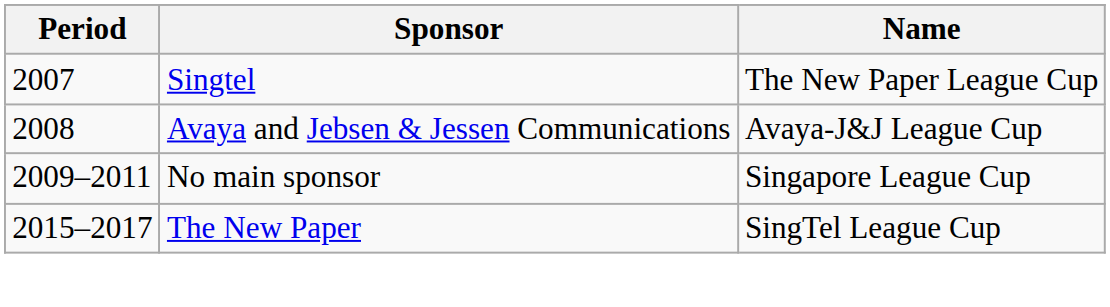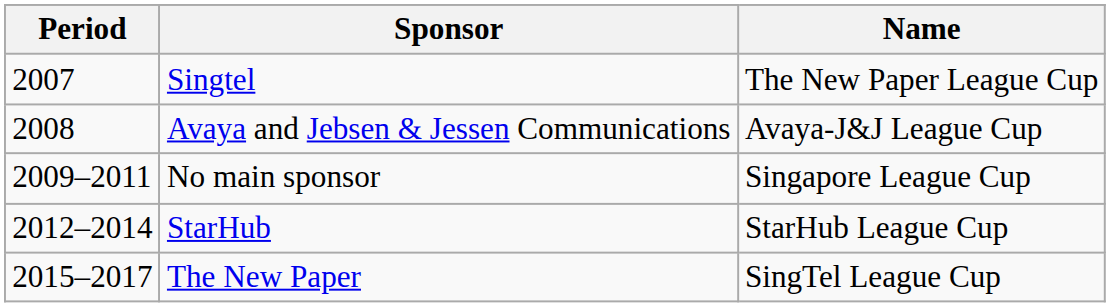+ row: (219, 227)
